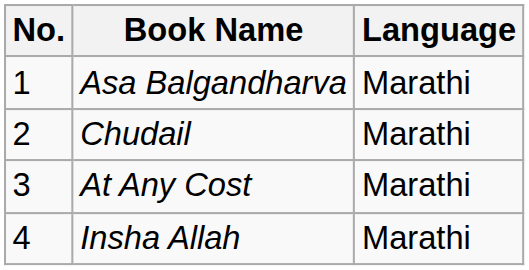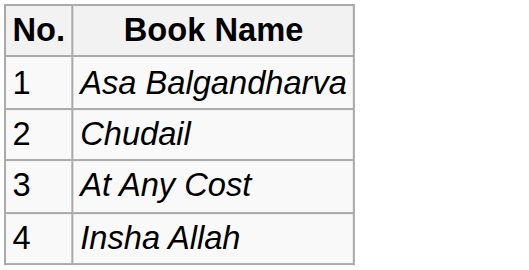- column: (439, 30)
